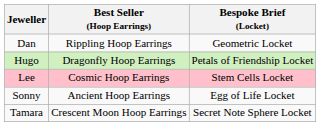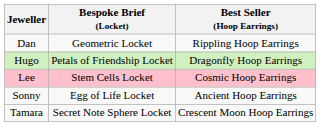columns swapped: (119, 19) <-> (252, 19)
